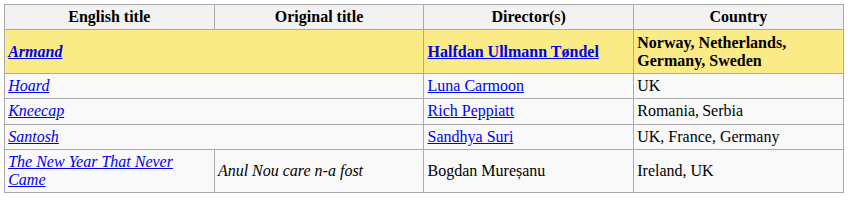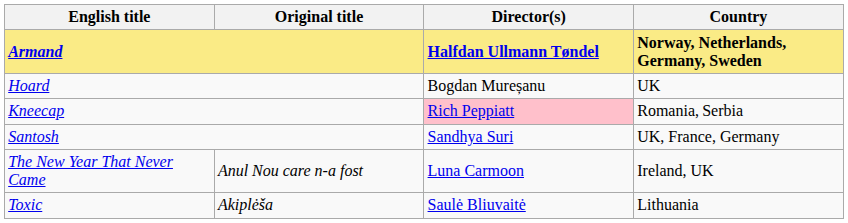(476, 85) Luna Carmoon -> (486, 85) Bogdan Mureșanu
(471, 111) no background -> (471, 111) pink background
(486, 171) Bogdan Mureșanu -> (476, 171) Luna Carmoon
+ row: (25, 205)
